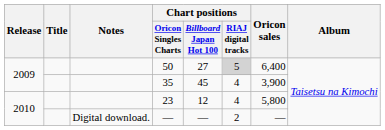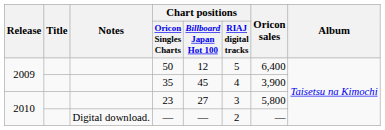(203, 66) 27 -> (203, 66) 12
(237, 66) lightgrey background -> (237, 66) no background
(203, 100) 12 -> (203, 100) 27
(237, 100) 4 -> (237, 100) 3
